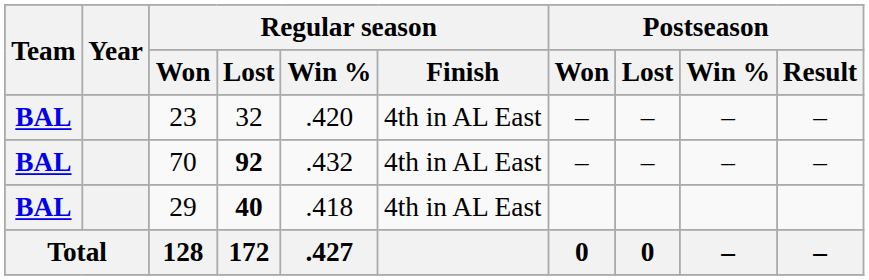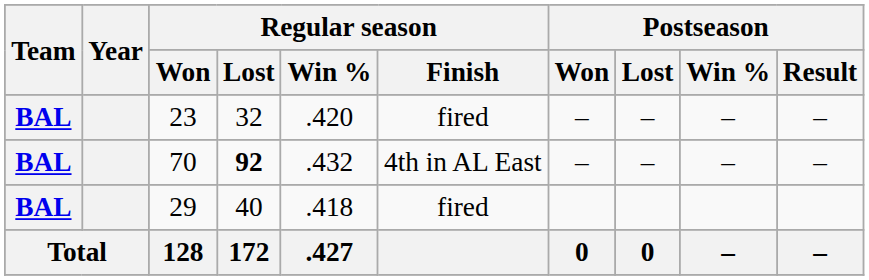(463, 117) 4th in AL East -> (463, 117) fired
(249, 207) bold -> (249, 207) normal
(463, 207) 4th in AL East -> (463, 207) fired
